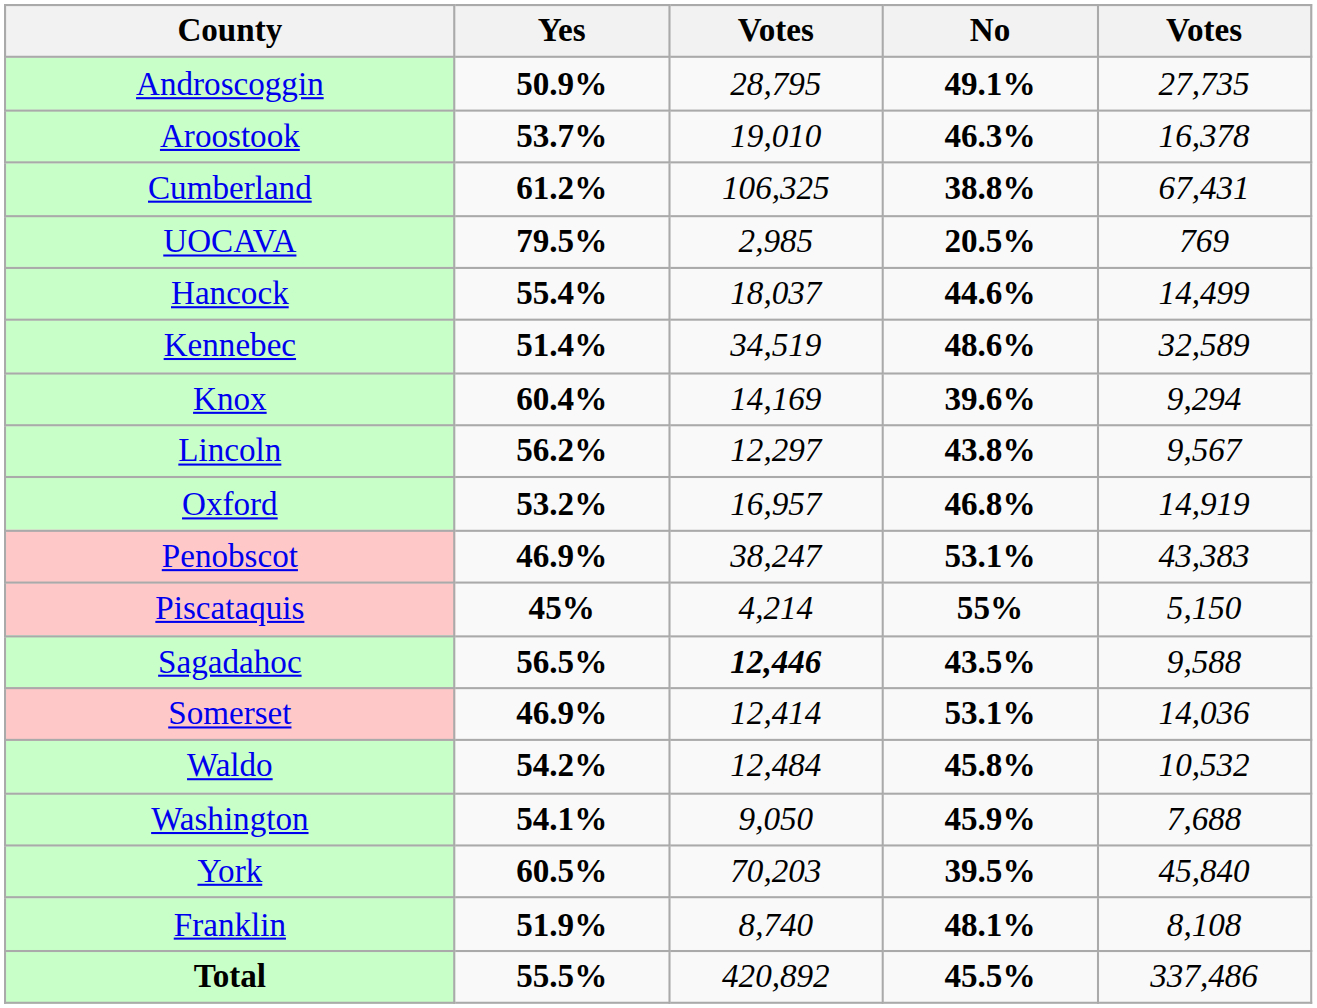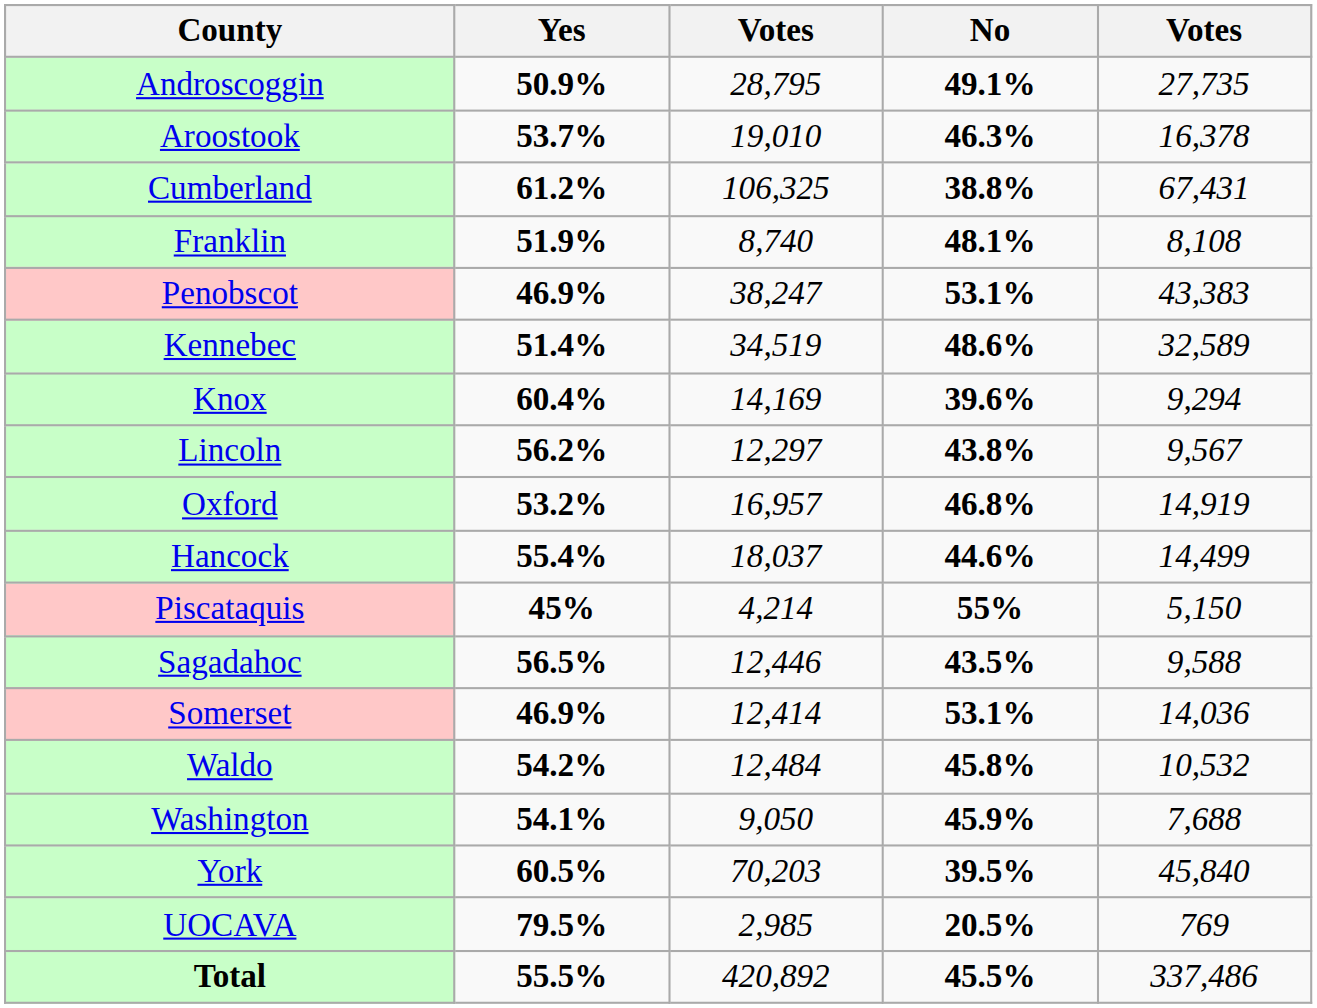rows swapped: (230, 923) <-> (230, 240)
rows swapped: (230, 293) <-> (230, 556)
(776, 661) bold -> (776, 661) normal
